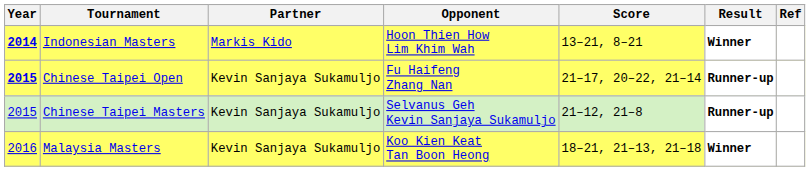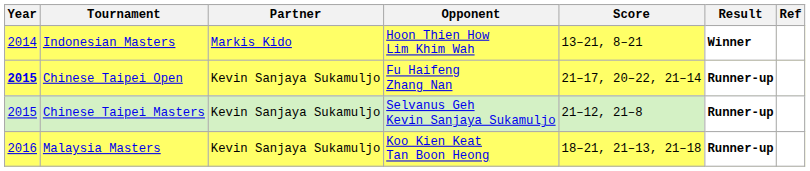(22, 43) bold -> (22, 43) normal
(730, 149) Winner -> (741, 149) Runner-up
